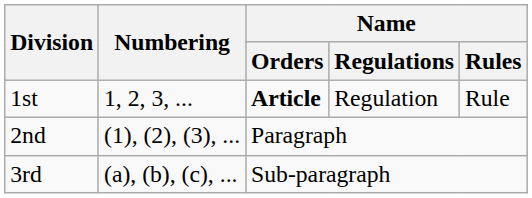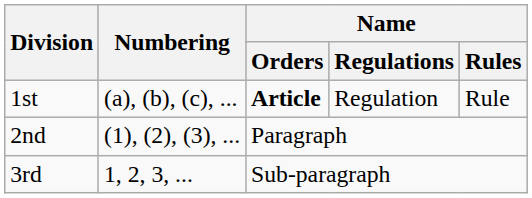(148, 98) 1, 2, 3, ... -> (171, 98) (a), (b), (c), ...
(171, 173) (a), (b), (c), ... -> (148, 173) 1, 2, 3, ...
